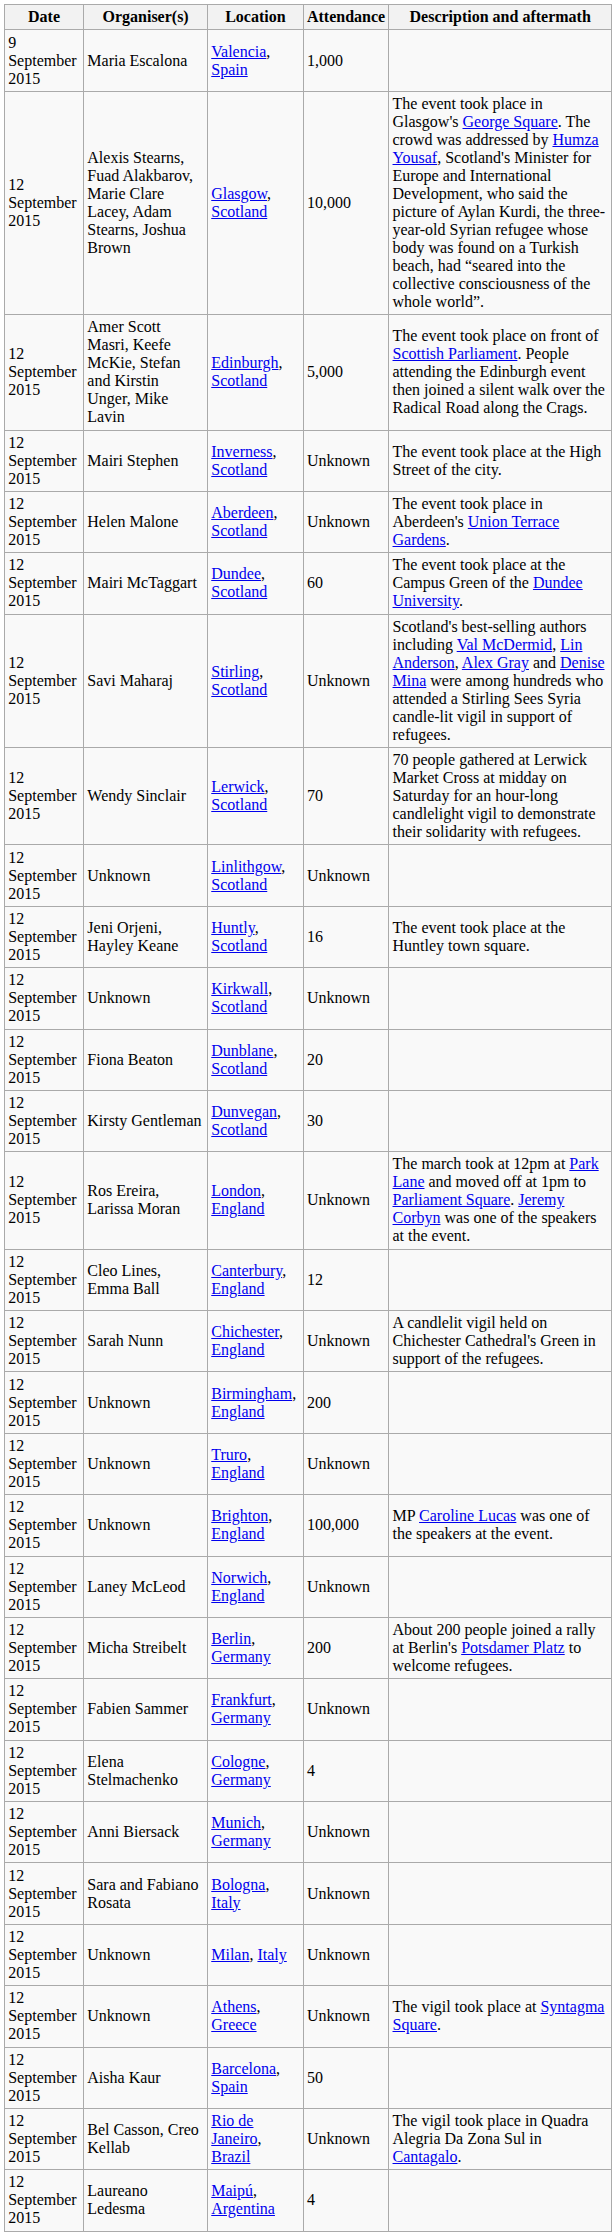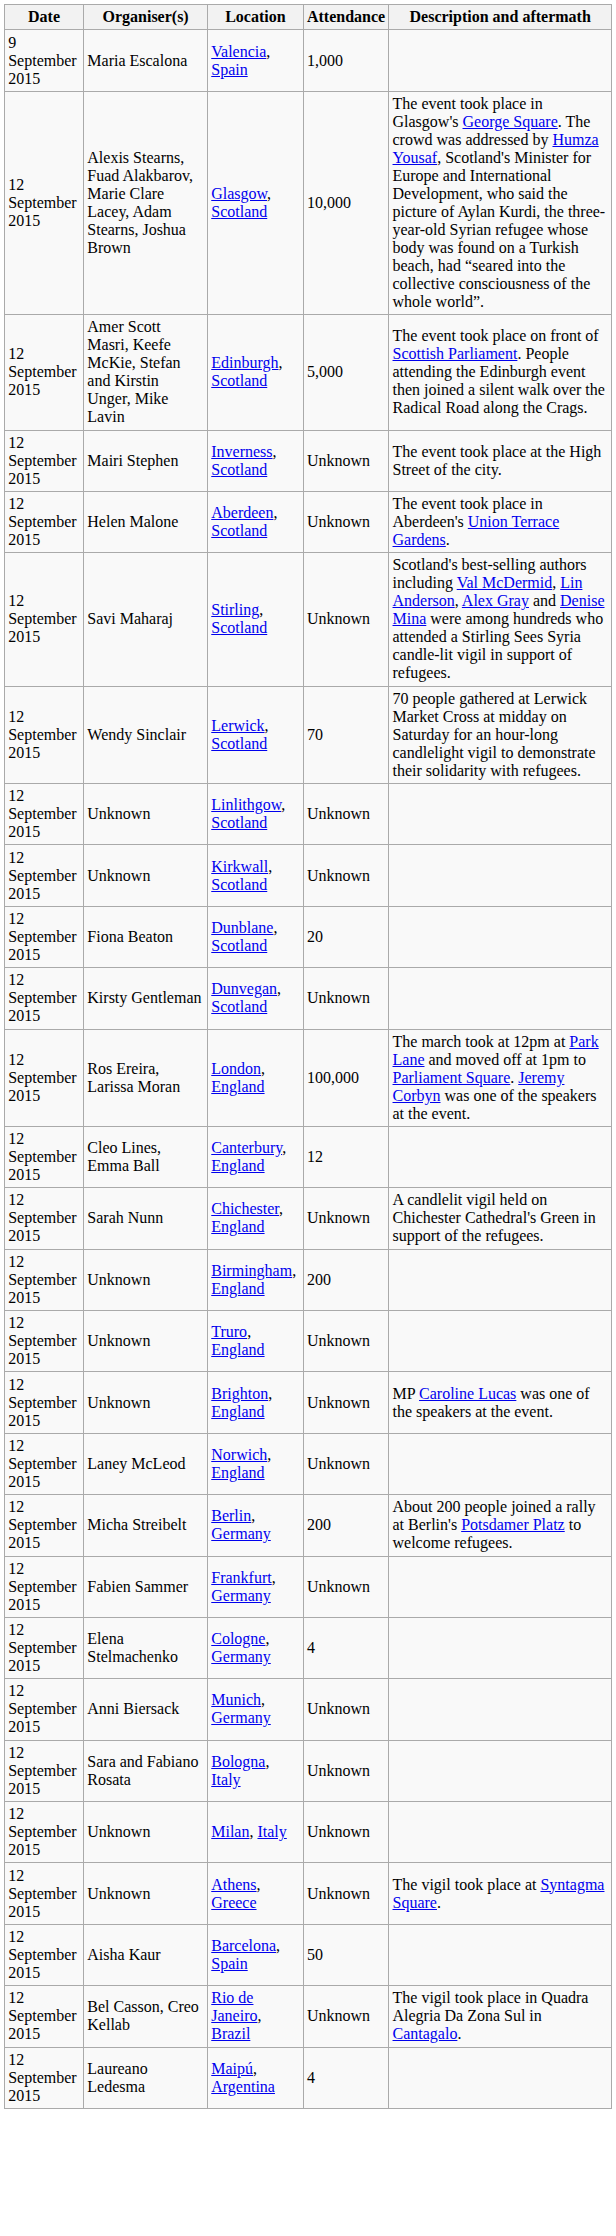- row: (239, 583)
- row: (239, 936)
(315, 1121) 30 -> (338, 998) Unknown
(338, 1200) Unknown -> (333, 1077) 100,000
(333, 1525) 100,000 -> (338, 1402) Unknown
